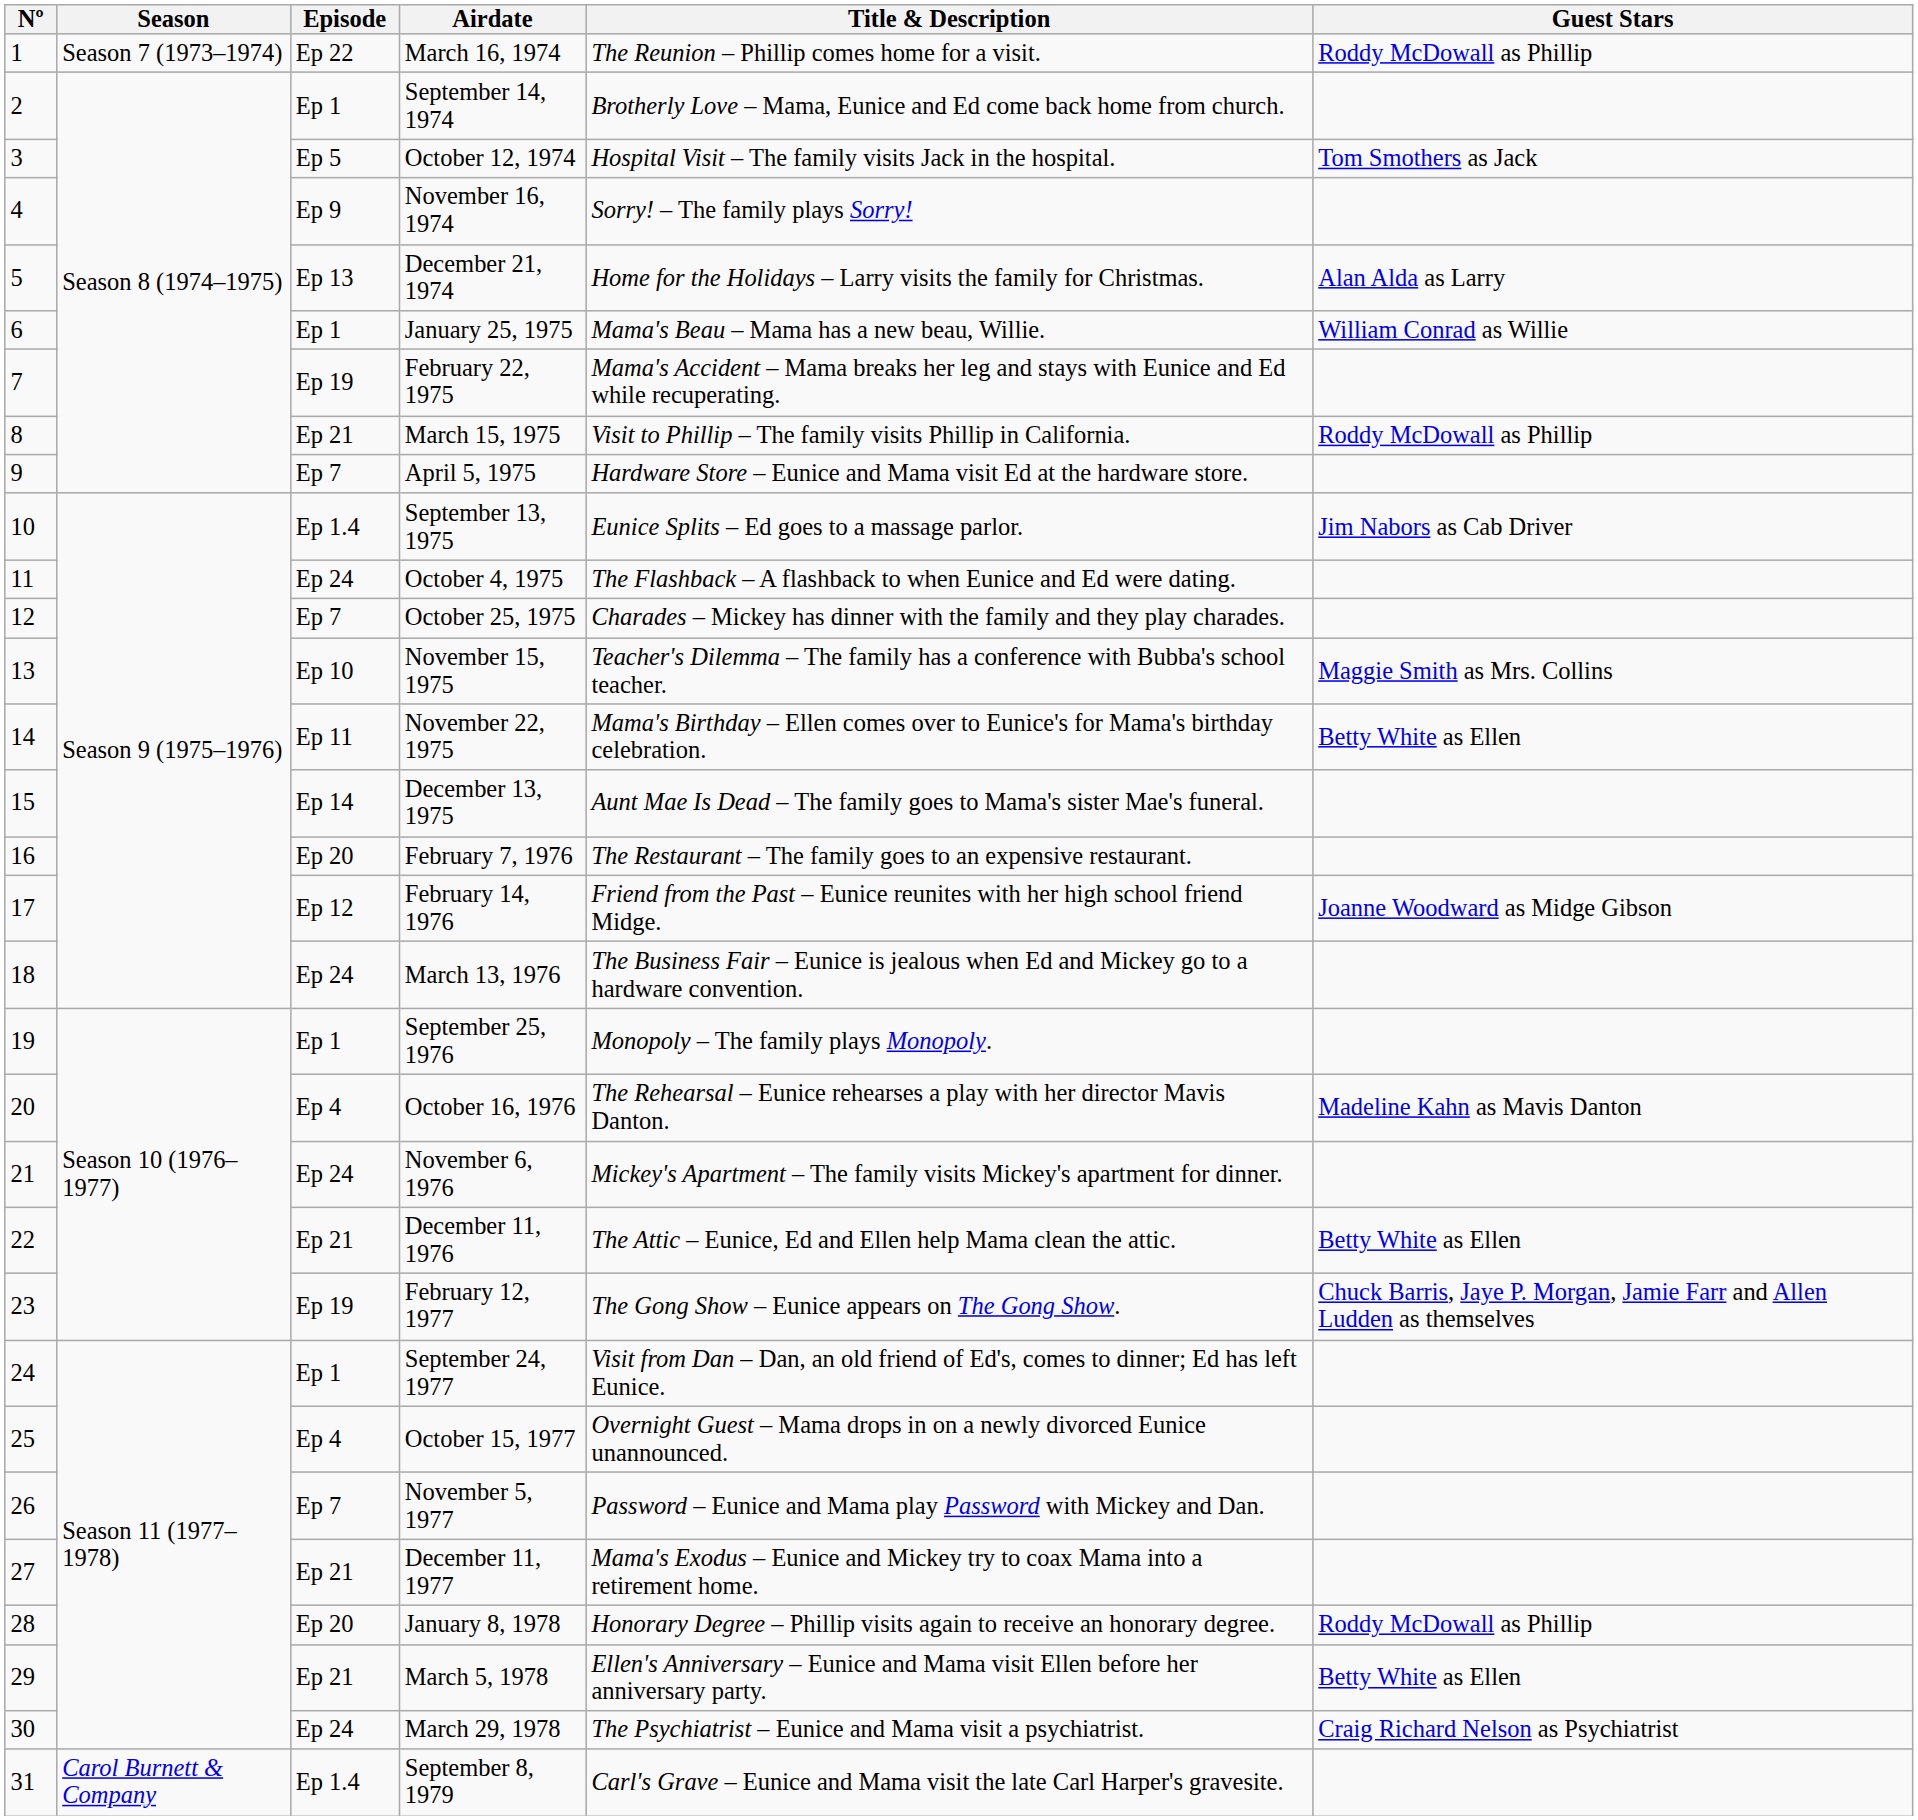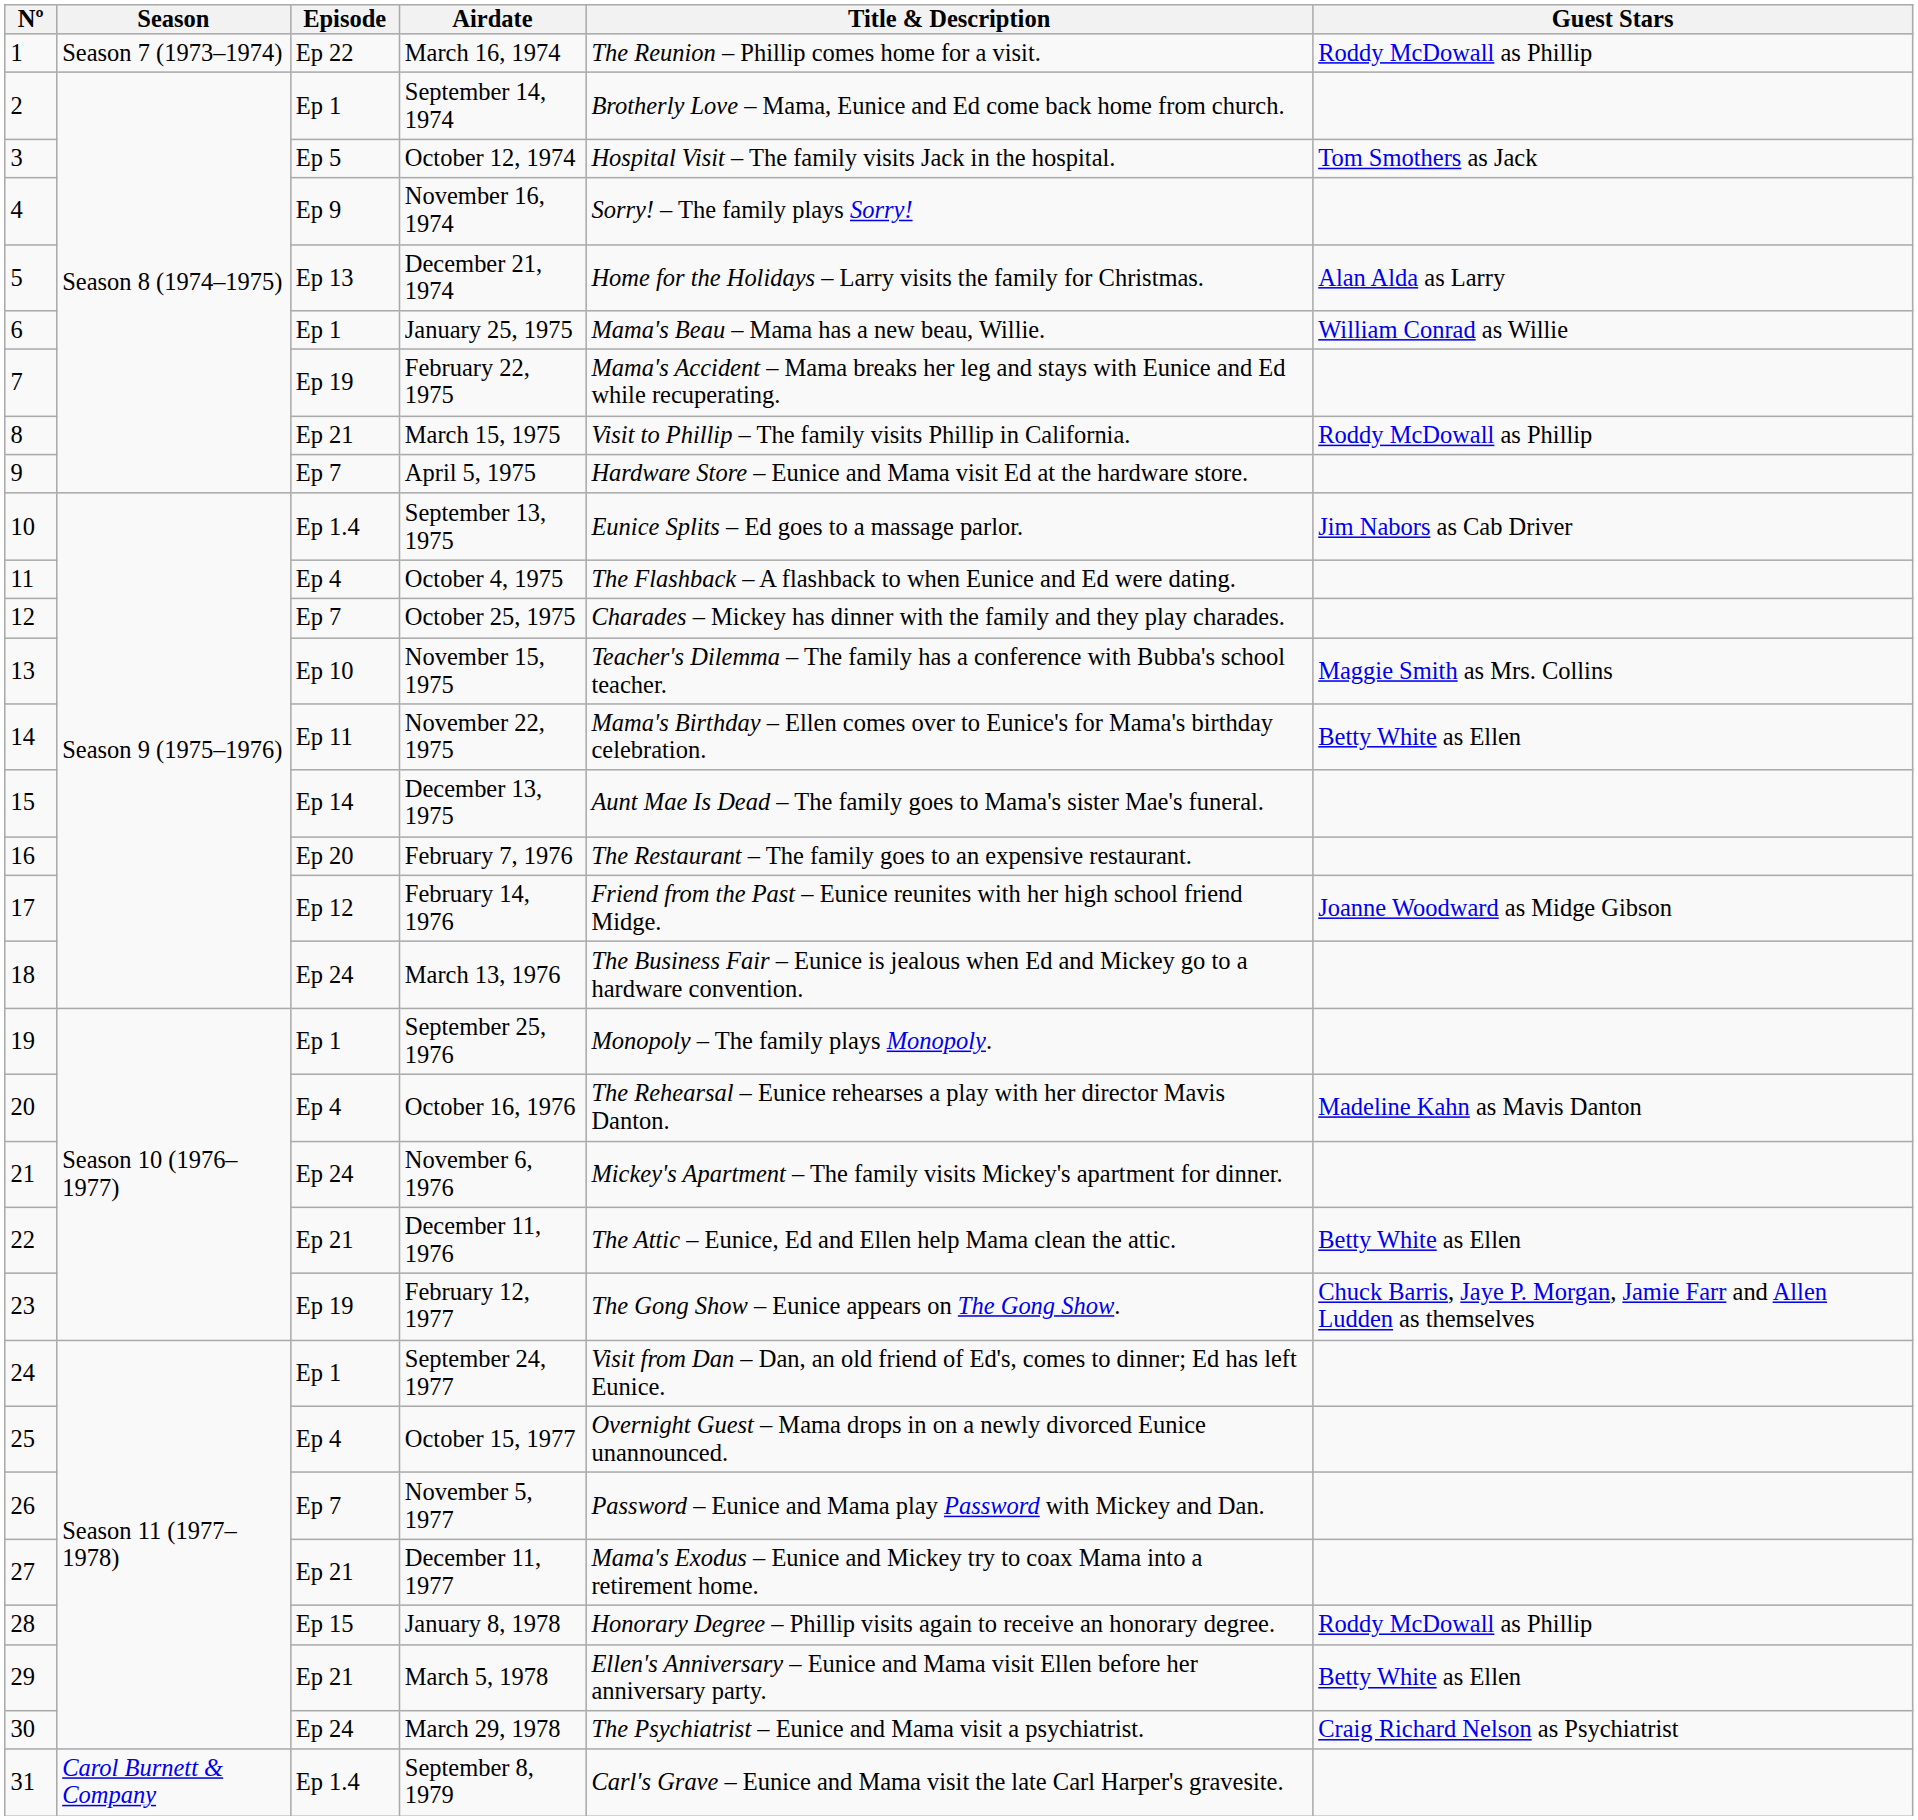(325, 578) Ep 24 -> (319, 578) Ep 4
(325, 1624) Ep 20 -> (325, 1624) Ep 15
